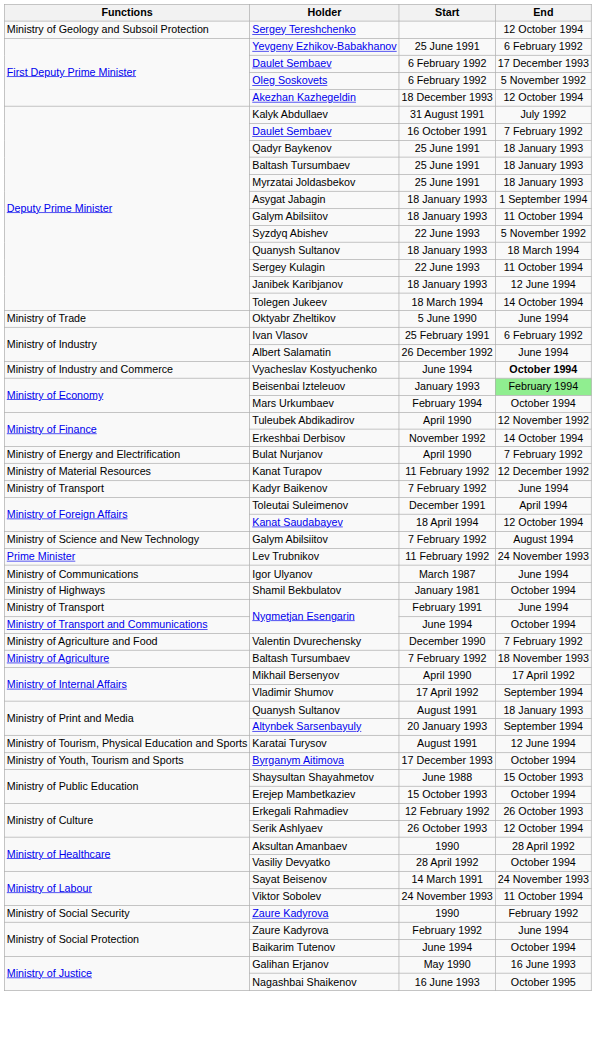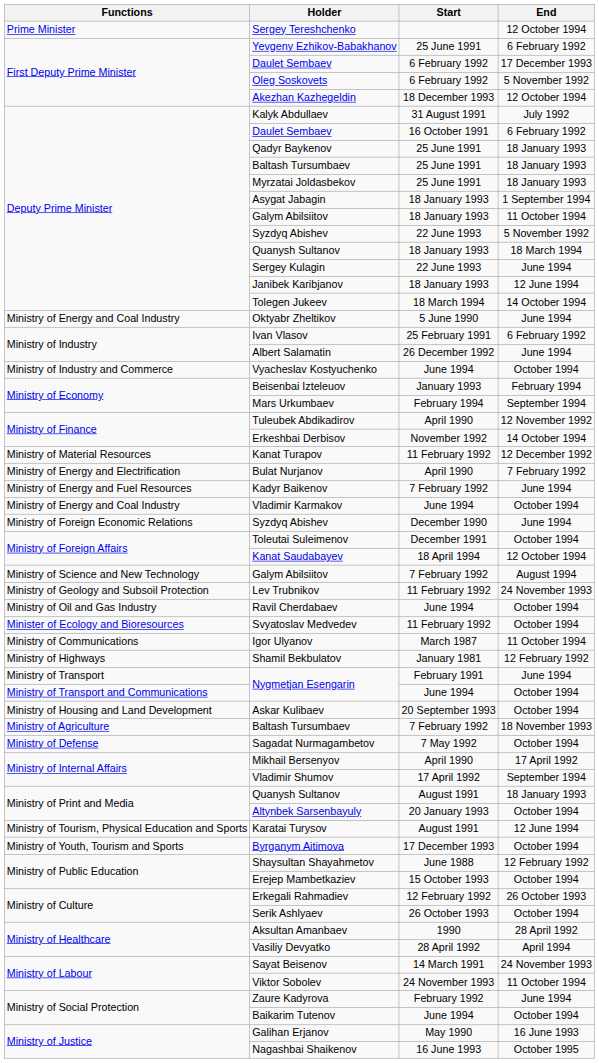(108, 30) Ministry of Geology and Subsoil Protection -> (41, 30) Prime Minister
(543, 132) 7 February 1992 -> (546, 132) 6 February 1992
(543, 268) 11 October 1994 -> (546, 268) June 1994
(46, 319) Ministry of Trade -> (93, 319) Ministry of Energy and Coal Industry
(543, 370) bold -> (546, 370) normal
(543, 387) lightgreen background -> (546, 387) no background
(543, 404) October 1994 -> (546, 404) September 1994
rows swapped: (287, 472) <-> (287, 455)
(55, 489) Ministry of Transport -> (99, 489) Ministry of Energy and Fuel Resources
+ row: (297, 506)
+ row: (290, 523)
(543, 506) April 1994 -> (546, 540) October 1994
(41, 557) Prime Minister -> (108, 591) Ministry of Geology and Subsoil Protection
+ row: (295, 608)
+ row: (304, 625)
(543, 574) June 1994 -> (546, 642) 11 October 1994
(543, 591) October 1994 -> (546, 659) 12 February 1992
+ row: (288, 710)
- row: (307, 642)
+ row: (313, 744)
(543, 727) September 1994 -> (546, 812) October 1994
(543, 778) 15 October 1993 -> (546, 863) 12 February 1992
(543, 829) 12 October 1994 -> (546, 914) October 1994
(543, 863) October 1994 -> (546, 948) April 1994
- row: (290, 914)
